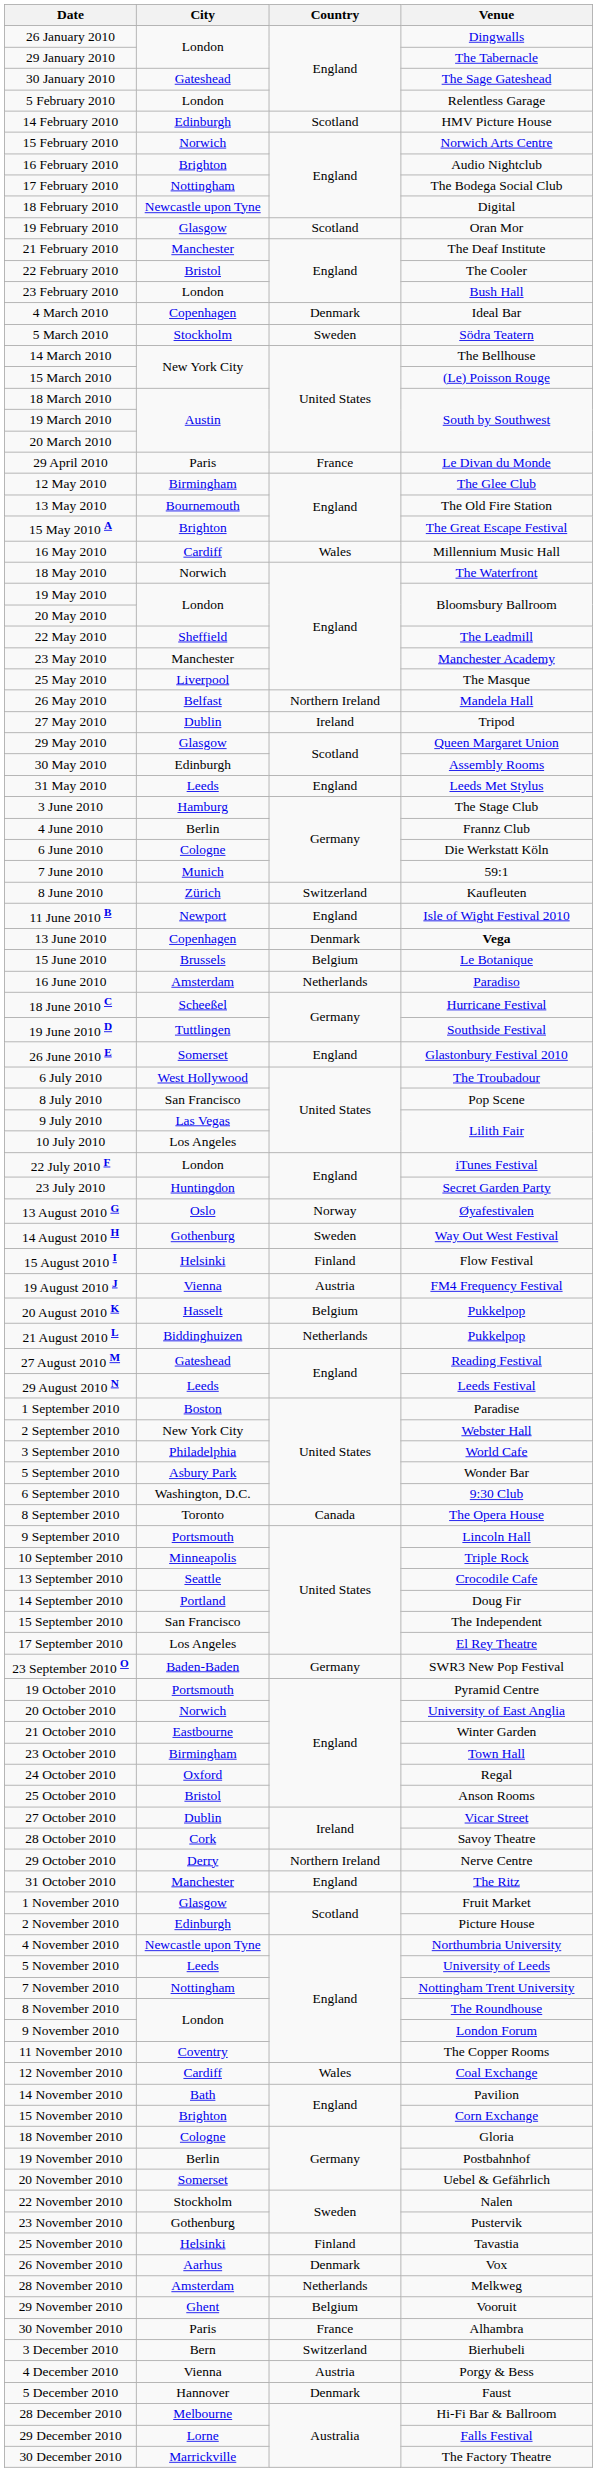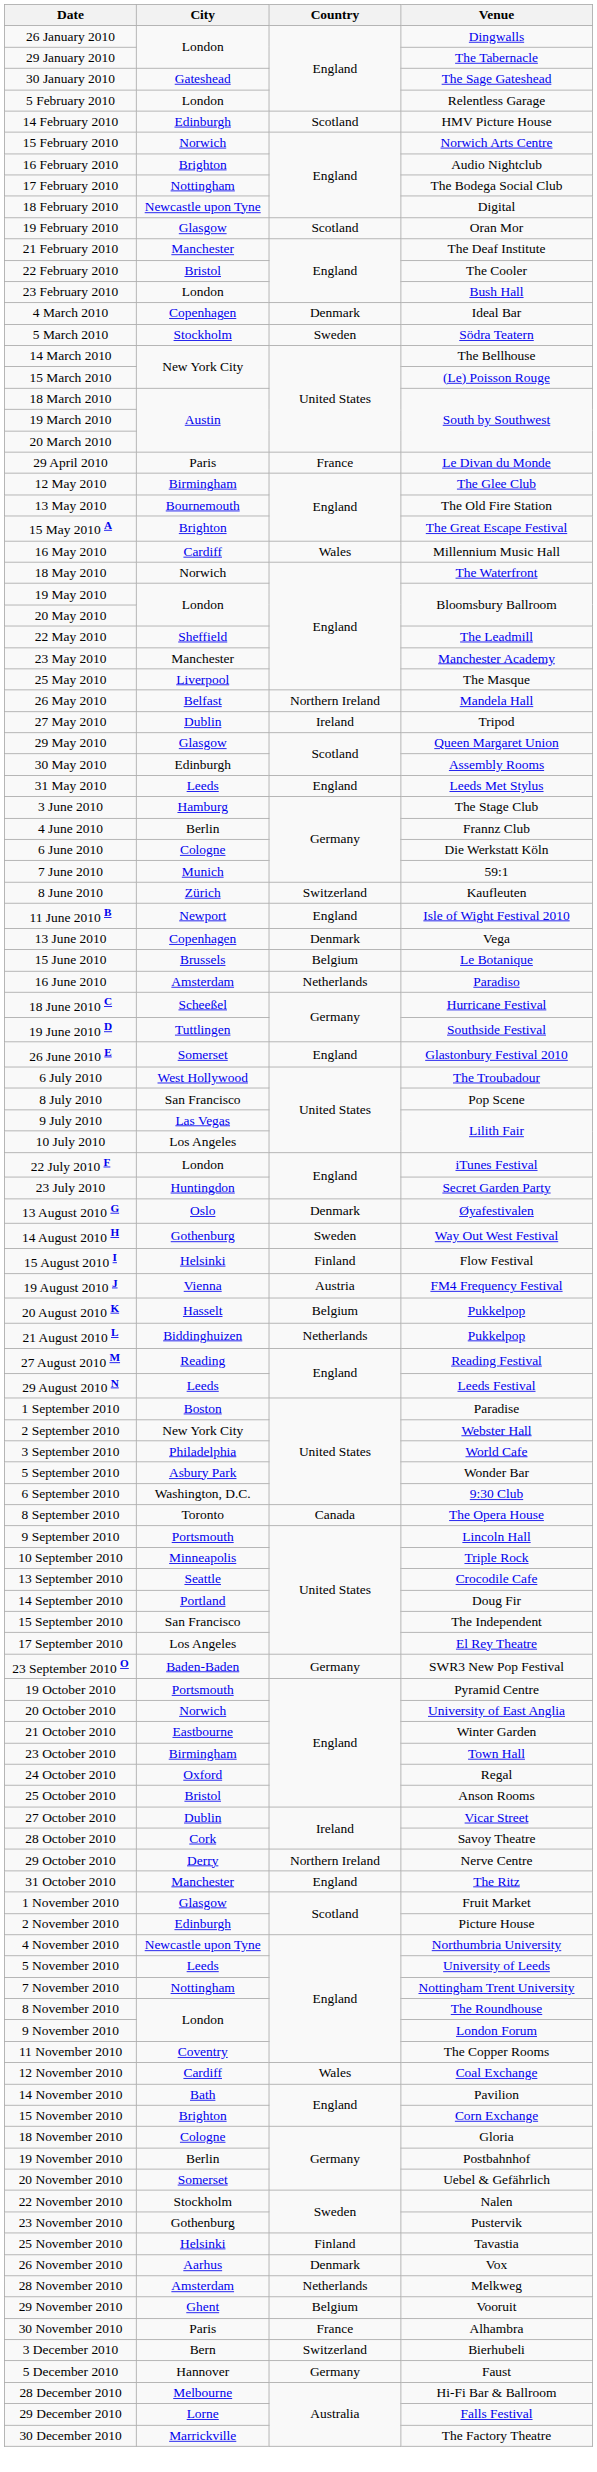(497, 938) bold -> (496, 938) normal
(335, 1211) Norway -> (335, 1211) Denmark
(203, 1360) Gateshead -> (203, 1360) Reading
- row: (71, 2371)
(335, 2393) Denmark -> (335, 2371) Germany
